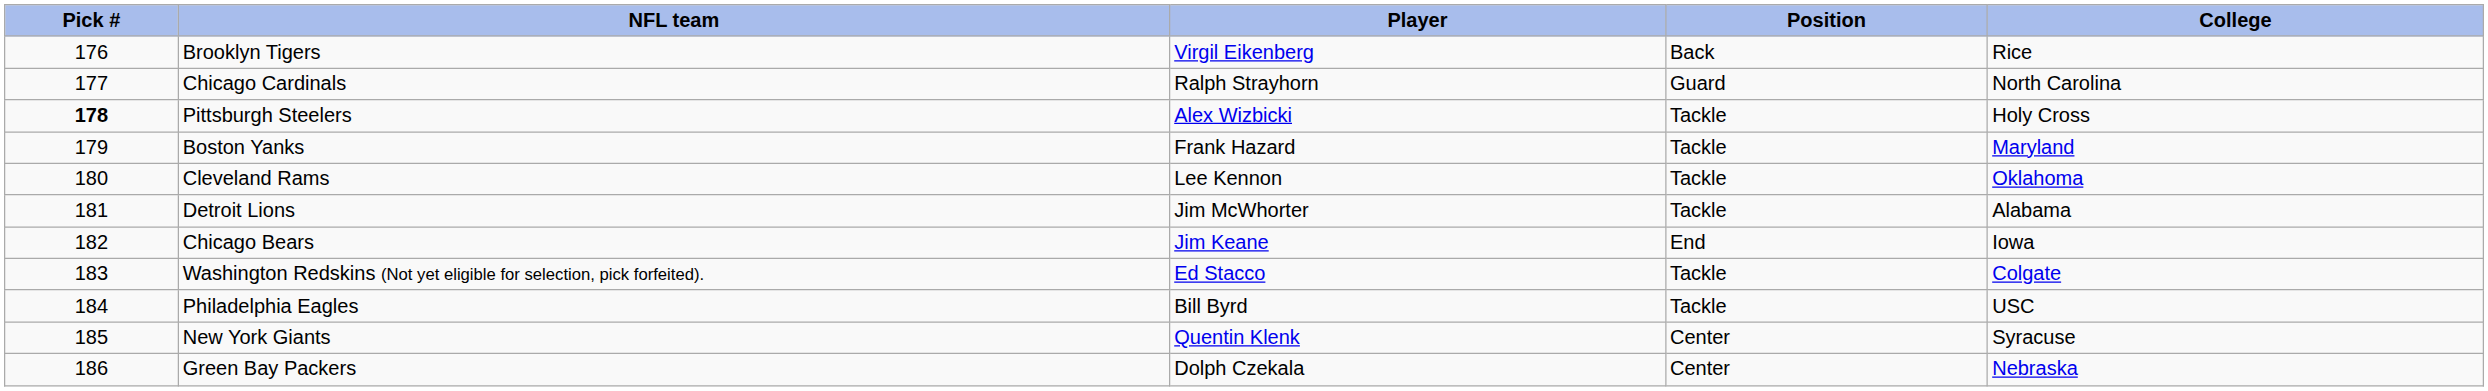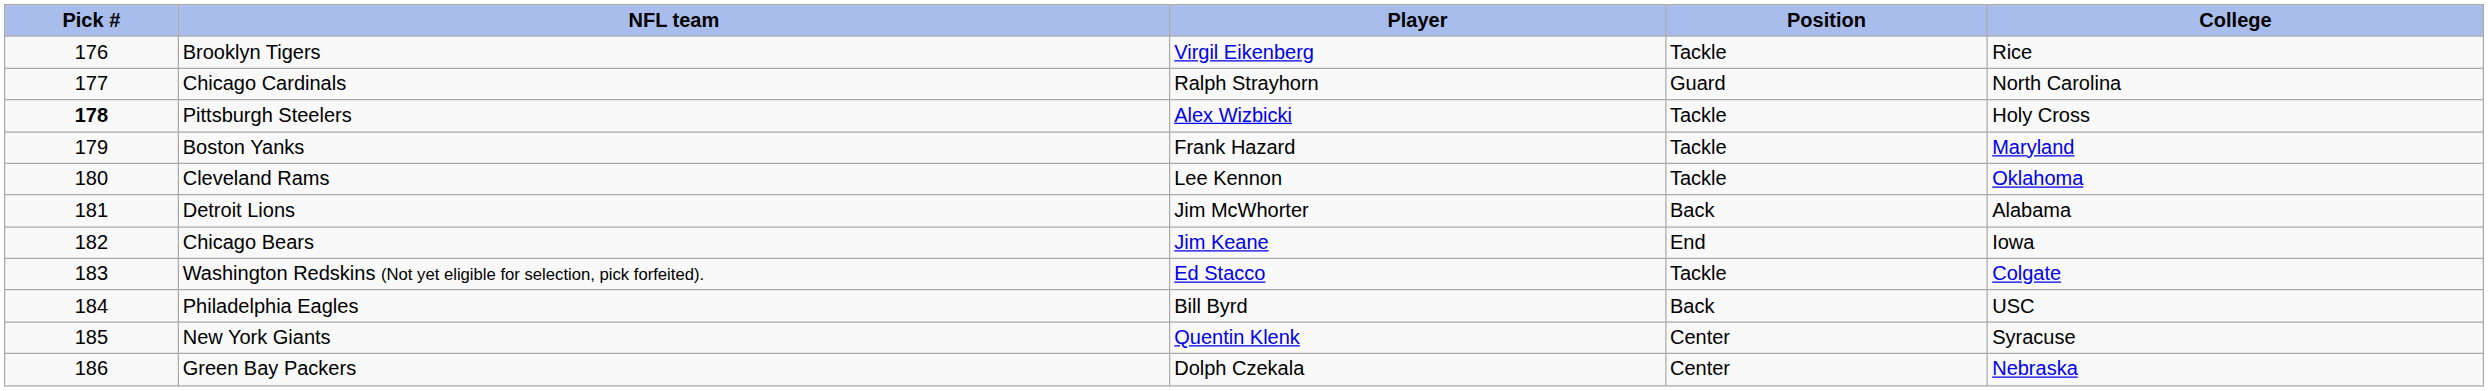(1692, 52) Back -> (1698, 52) Tackle
(1698, 210) Tackle -> (1692, 210) Back
(1698, 305) Tackle -> (1692, 305) Back
